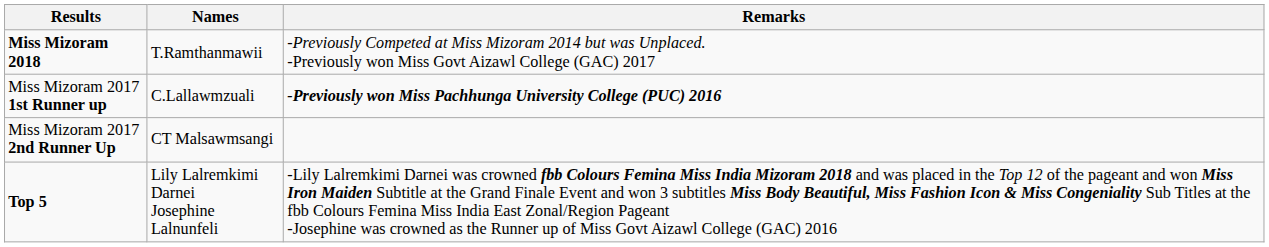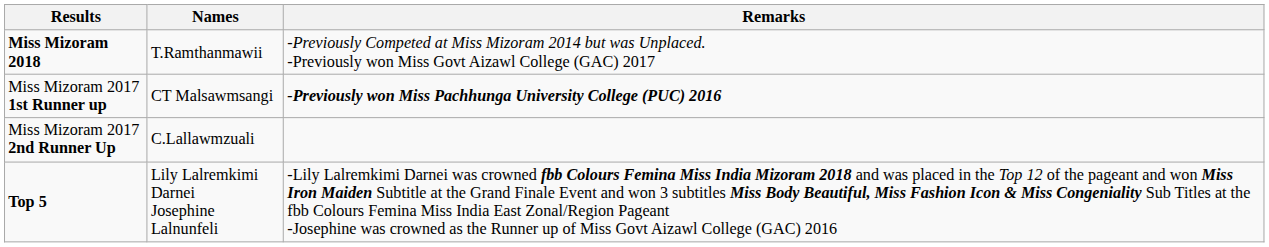(203, 95) C.Lallawmzuali -> (212, 95) CT Malsawmsangi
(212, 139) CT Malsawmsangi -> (203, 139) C.Lallawmzuali
